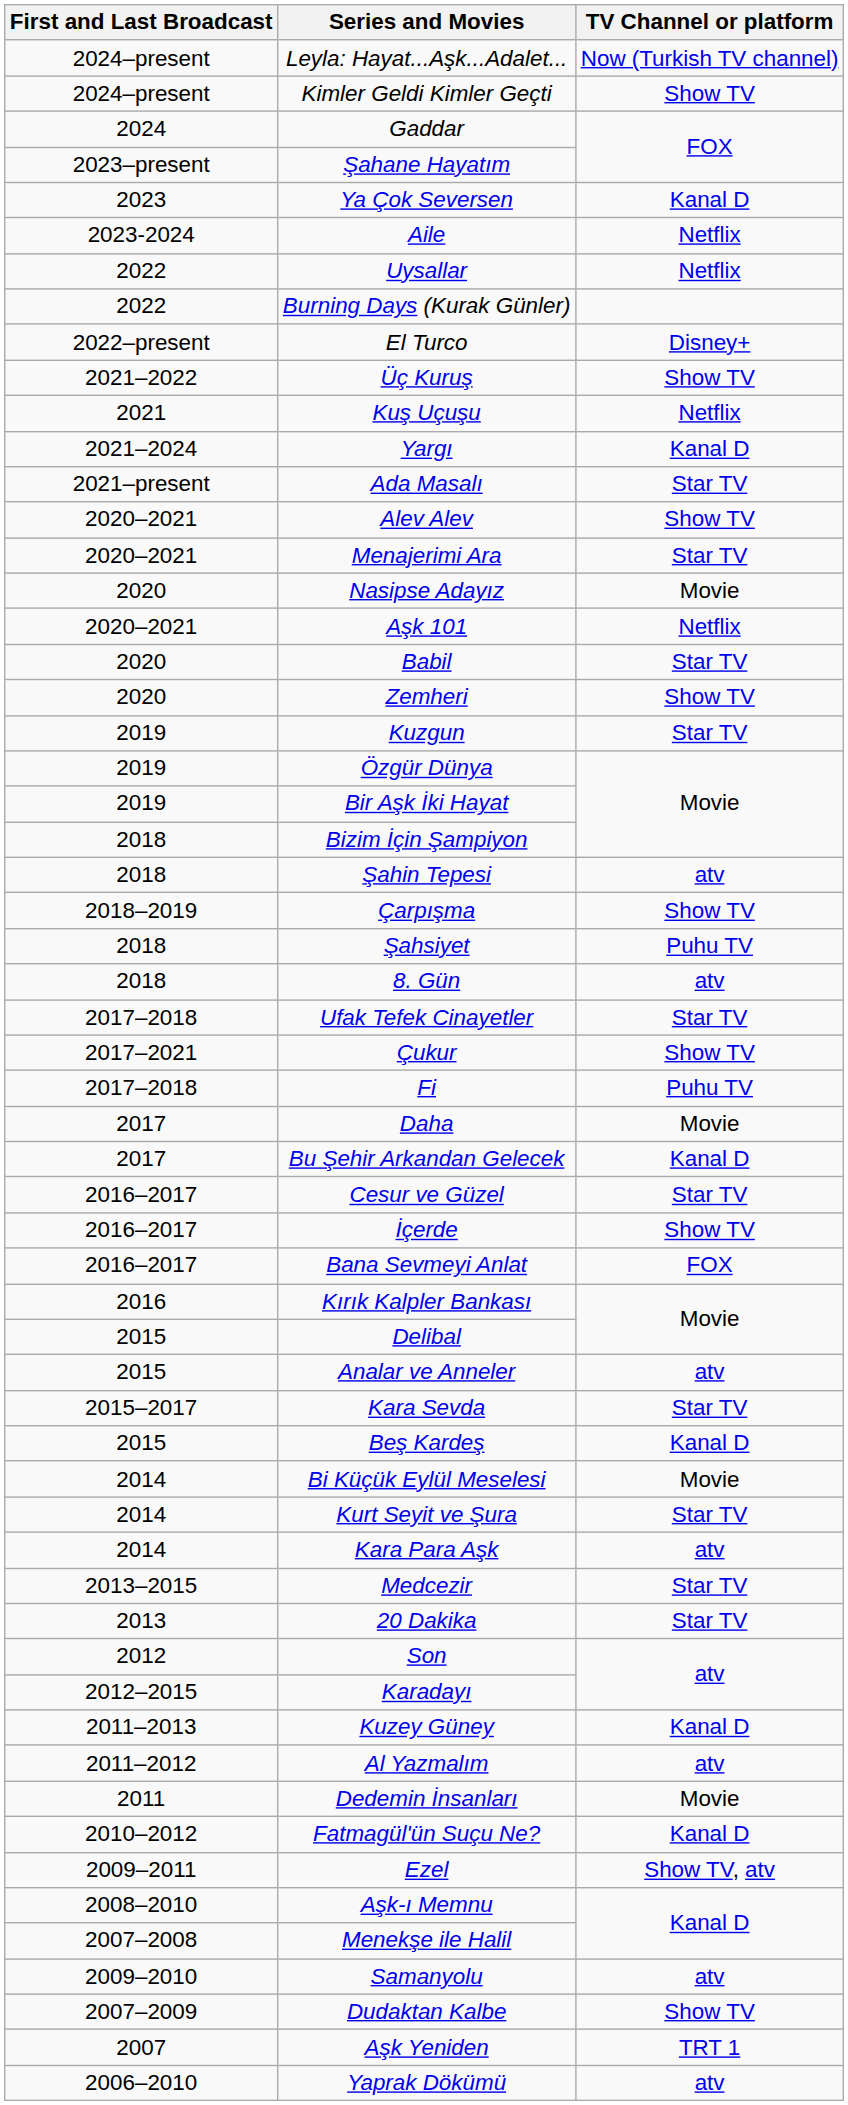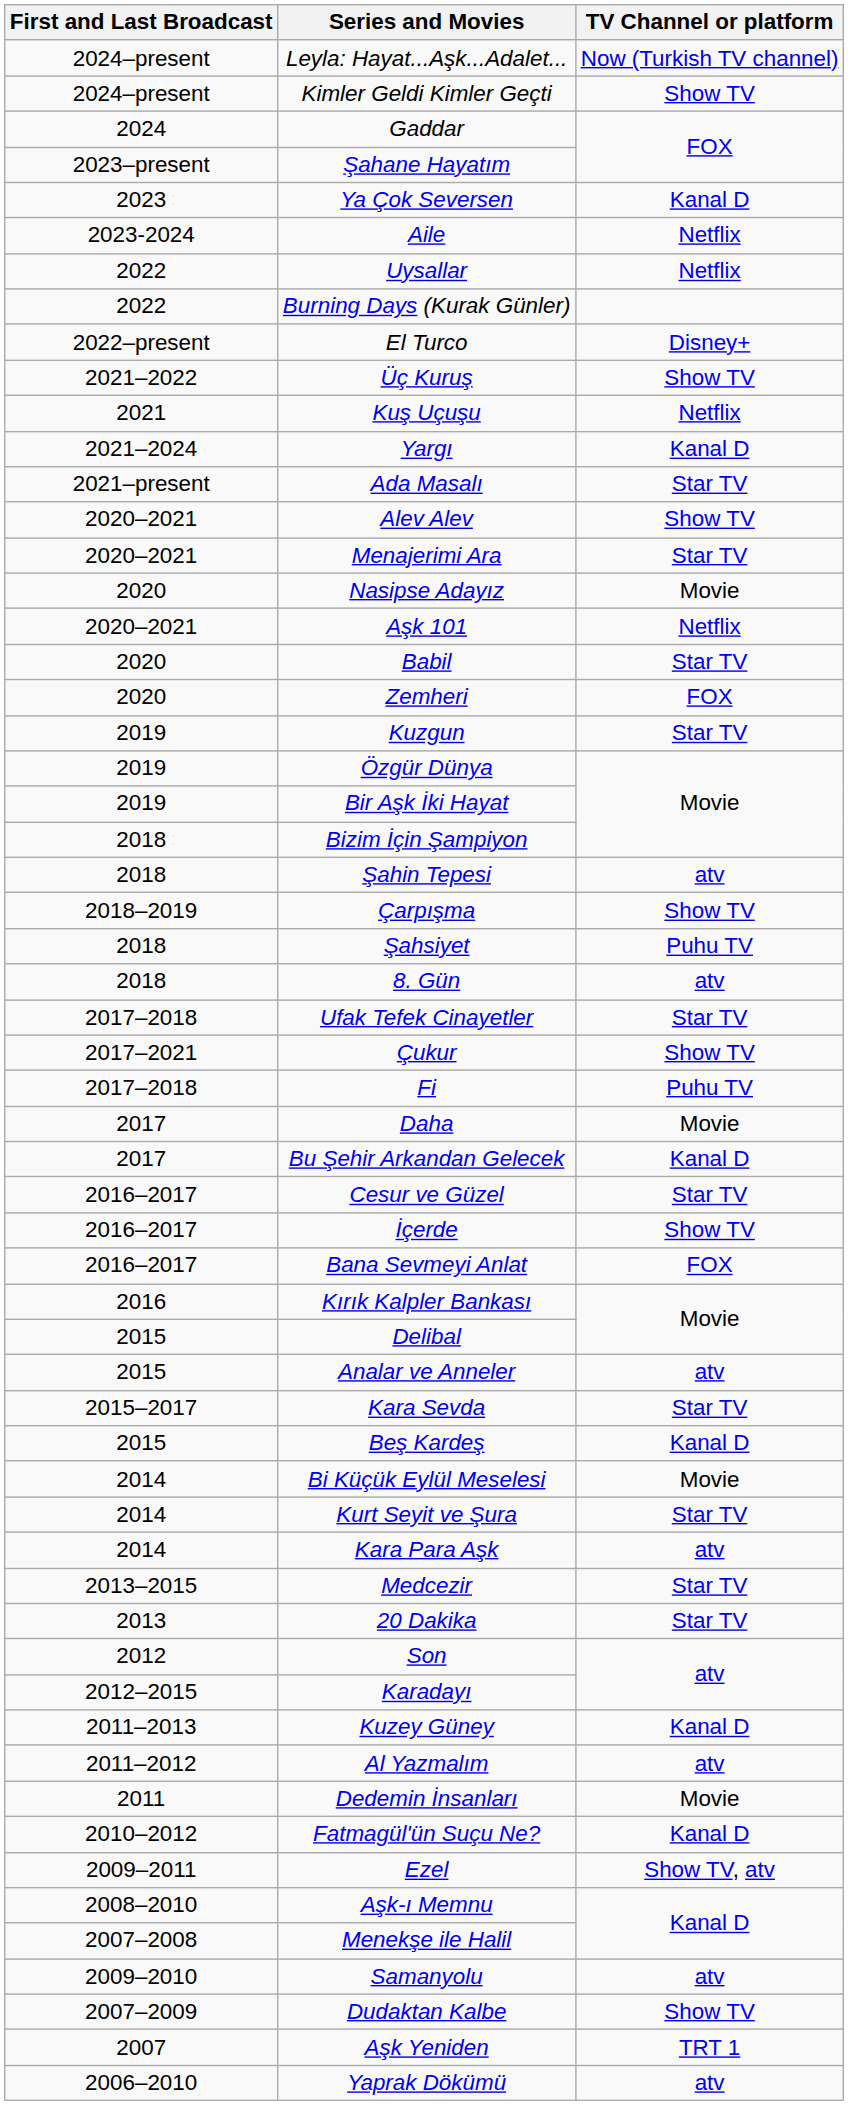(710, 697) Show TV -> (710, 697) FOX
